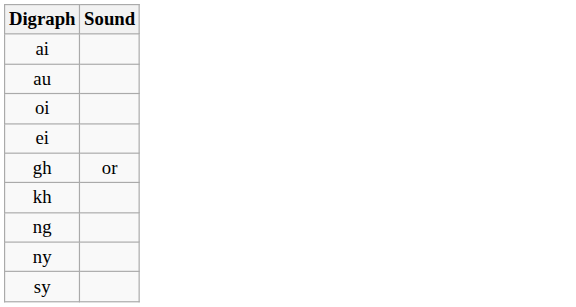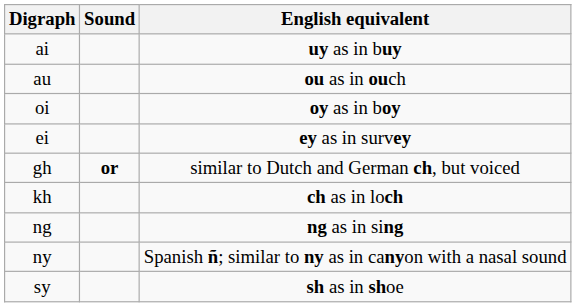+ column: (355, 19)
(110, 167) normal -> (110, 167) bold
